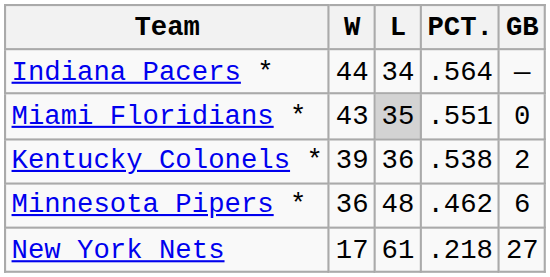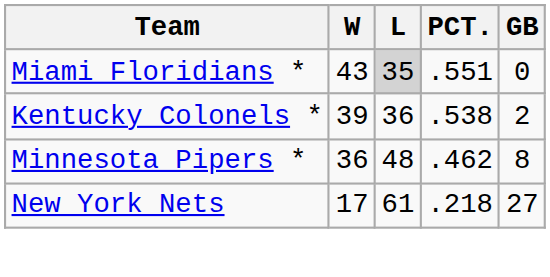- row: (143, 72)
(522, 205) 6 -> (522, 161) 8
